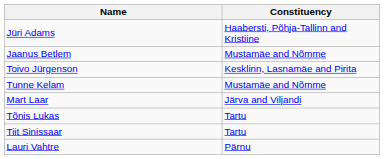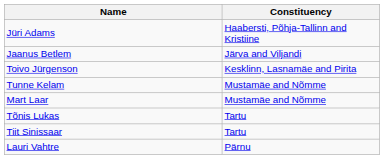(275, 54) Mustamäe and Nõmme -> (263, 54) Järva and Viljandi
(263, 100) Järva and Viljandi -> (275, 100) Mustamäe and Nõmme
